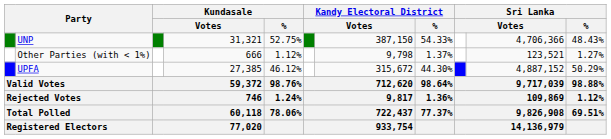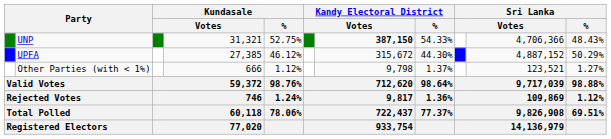(394, 40) normal -> (394, 40) bold
rows swapped: (28, 69) <-> (84, 55)
